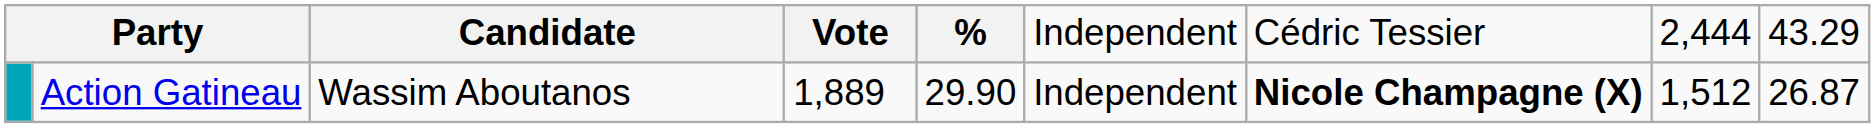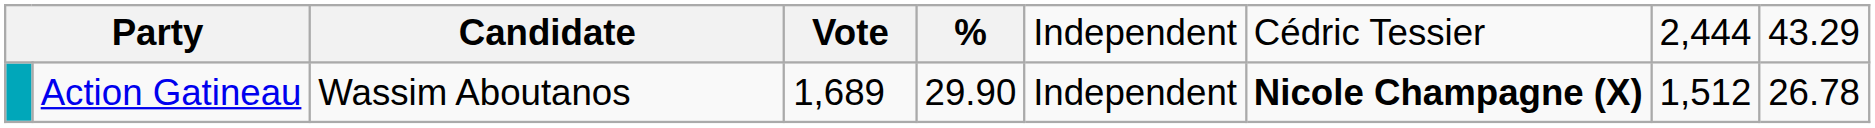(839, 91) 1,889 -> (839, 91) 1,689
(1814, 91) 26.87 -> (1814, 91) 26.78
